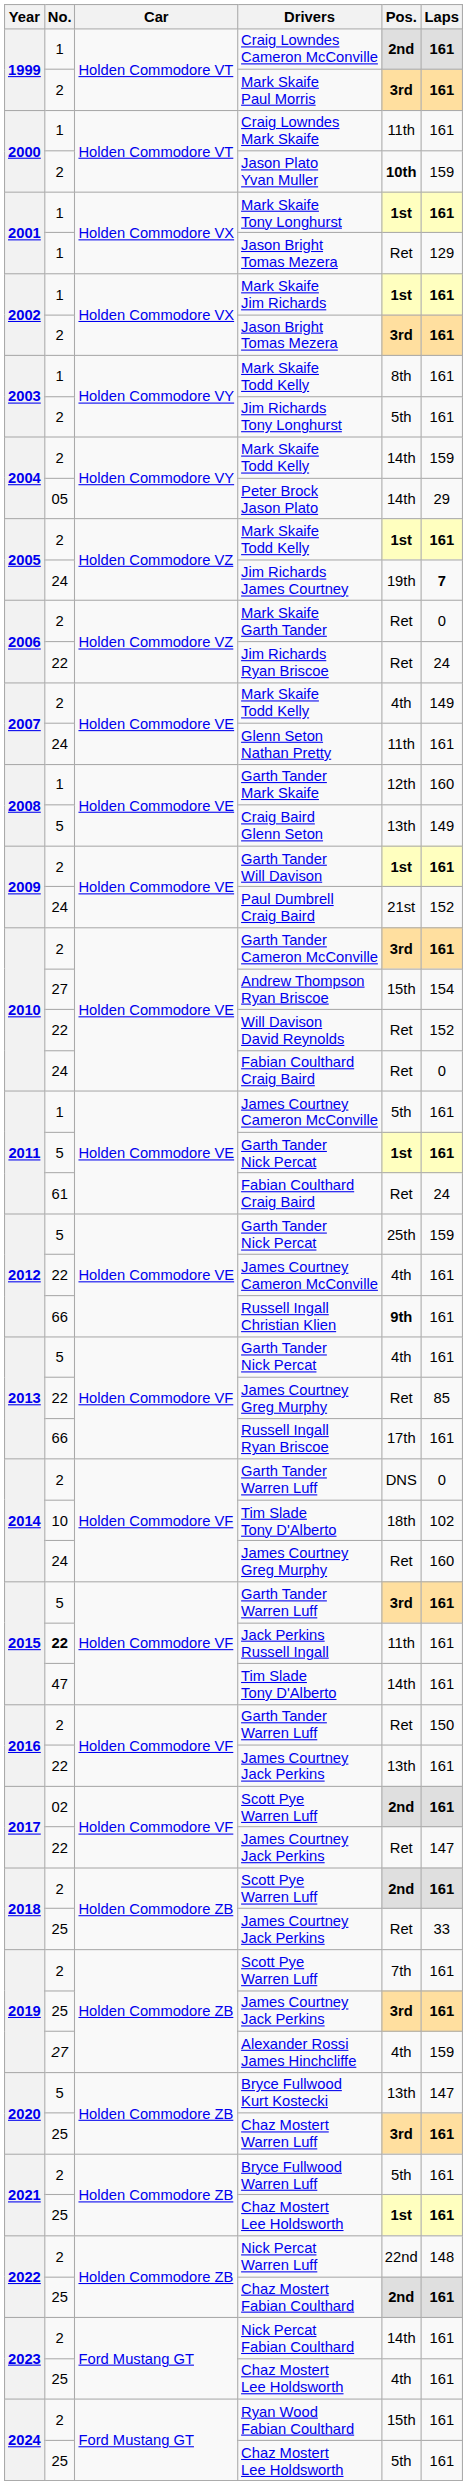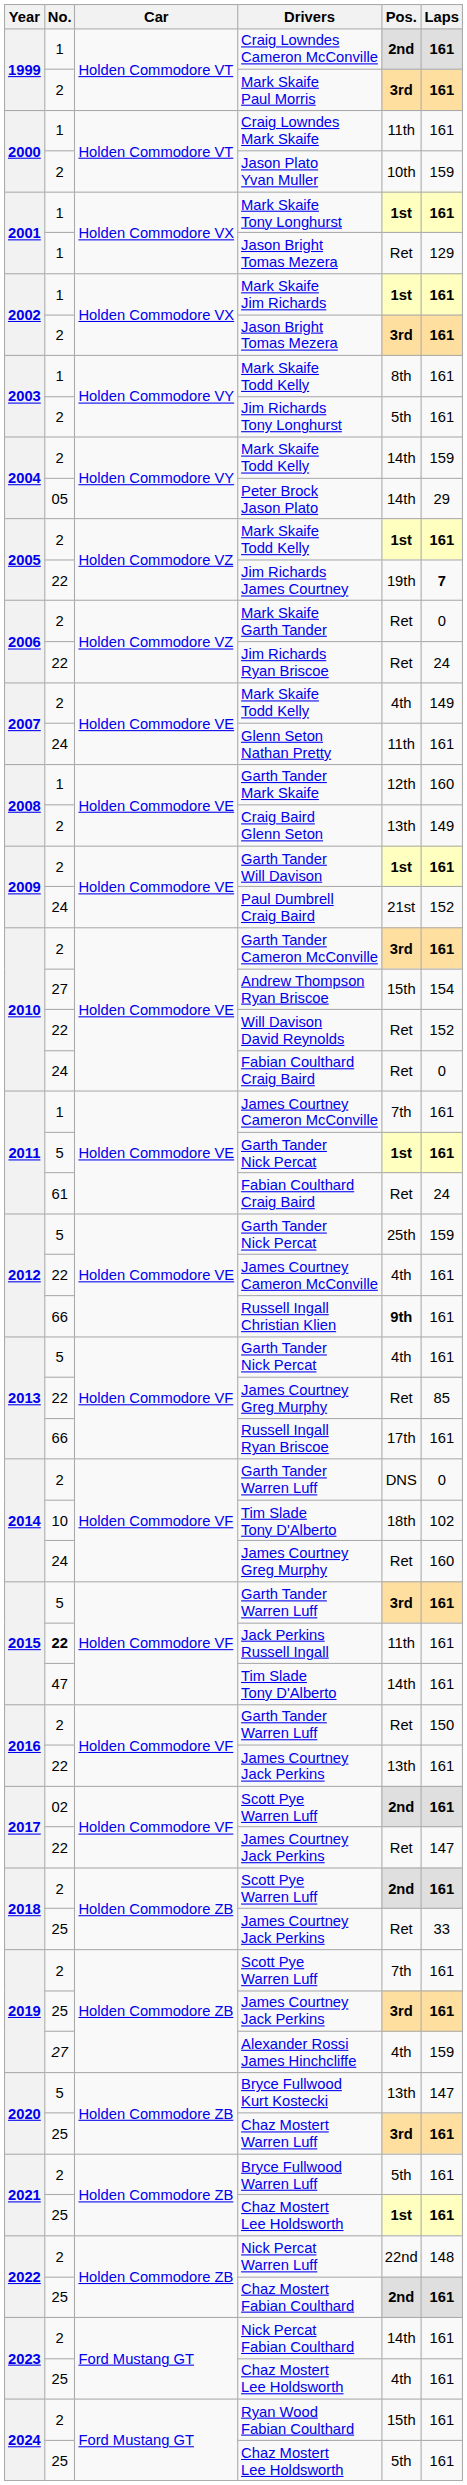(401, 171) bold -> (401, 171) normal
(60, 580) 24 -> (60, 580) 22
(60, 825) 5 -> (60, 825) 2
(401, 1112) 5th -> (401, 1112) 7th
